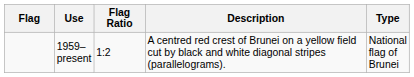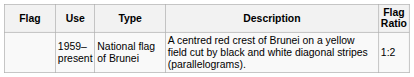columns swapped: (388, 18) <-> (119, 18)
